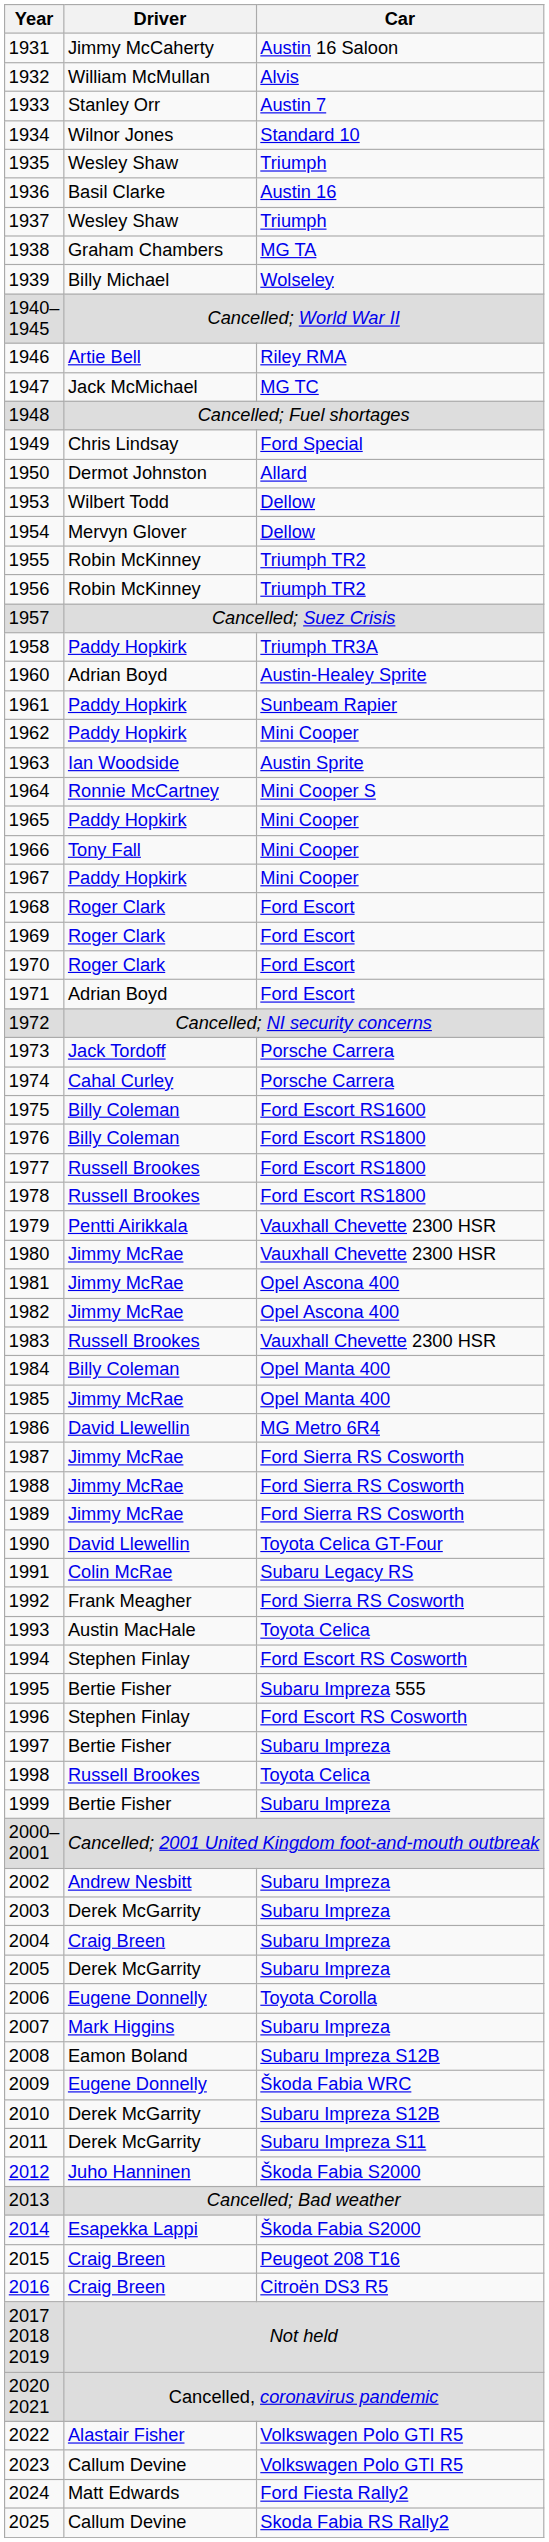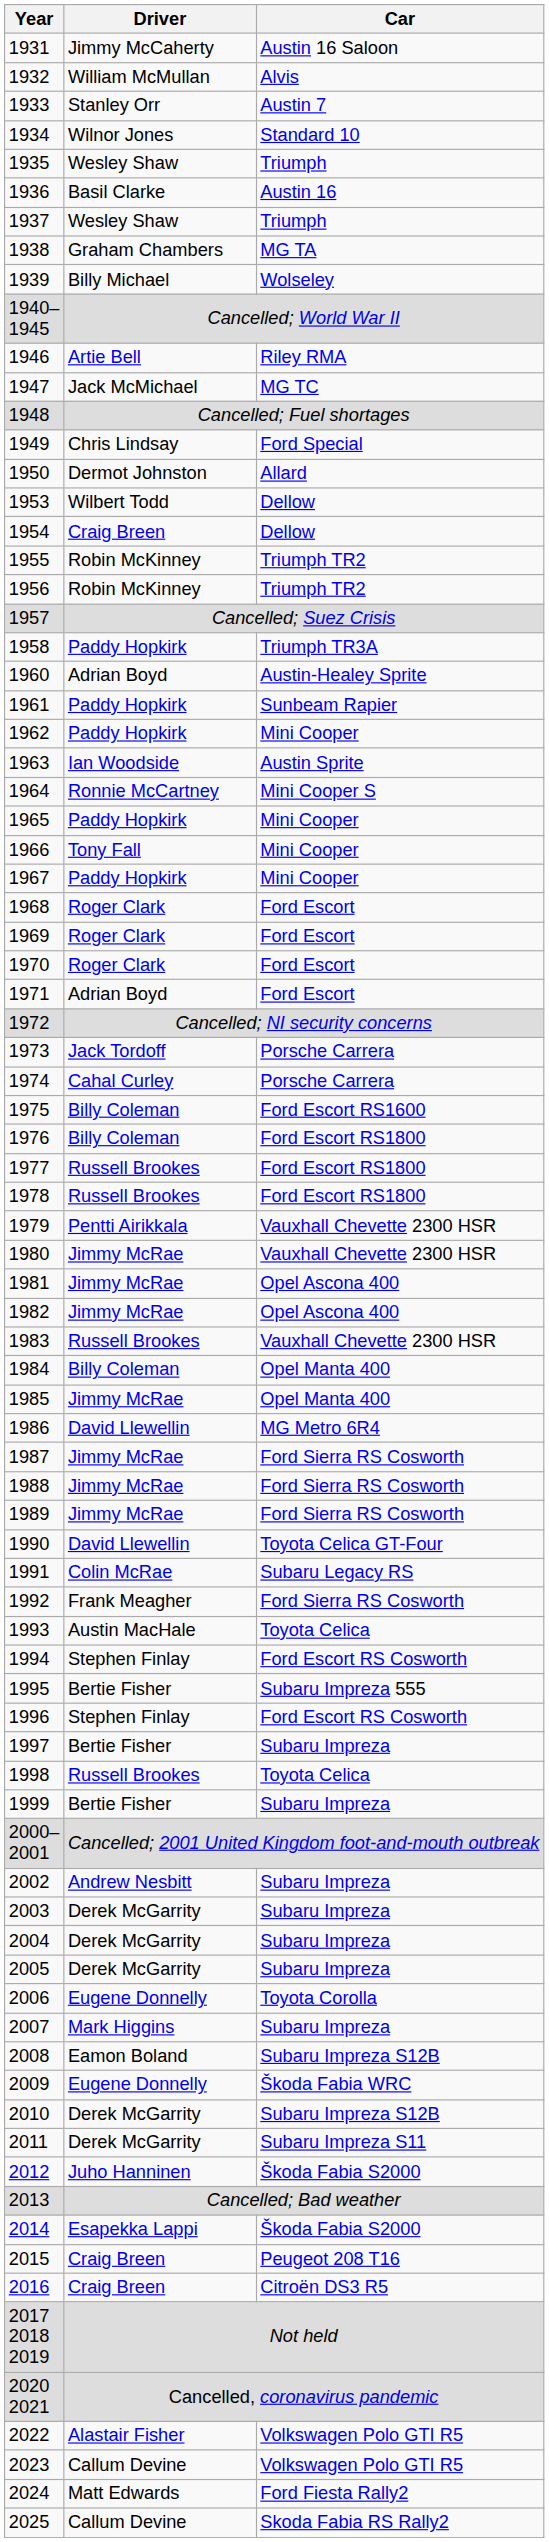(127, 531) Mervyn Glover -> (117, 531) Craig Breen
(117, 1940) Craig Breen -> (134, 1940) Derek McGarrity
